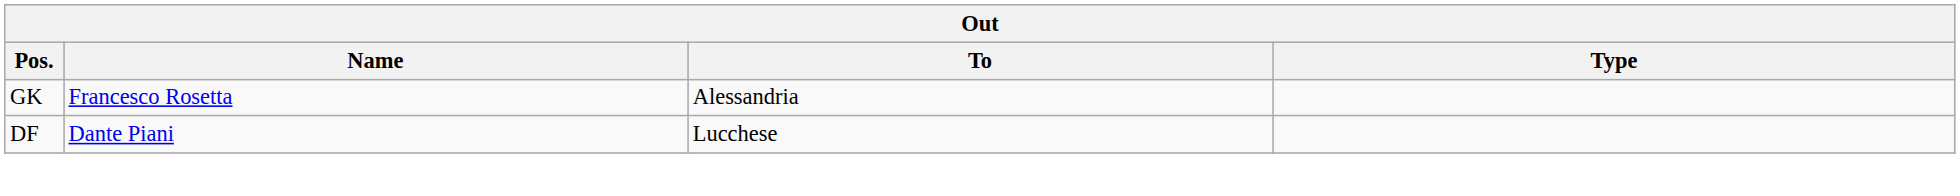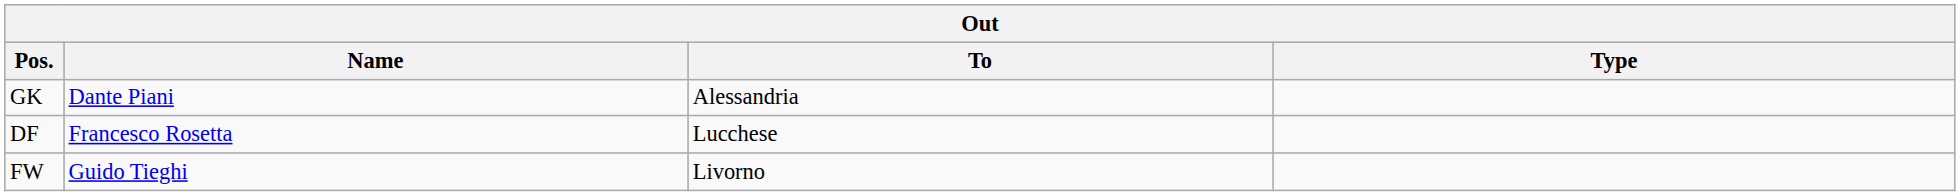(151, 97) Francesco Rosetta -> (121, 97) Dante Piani
(121, 134) Dante Piani -> (151, 134) Francesco Rosetta
+ row: (27, 171)
